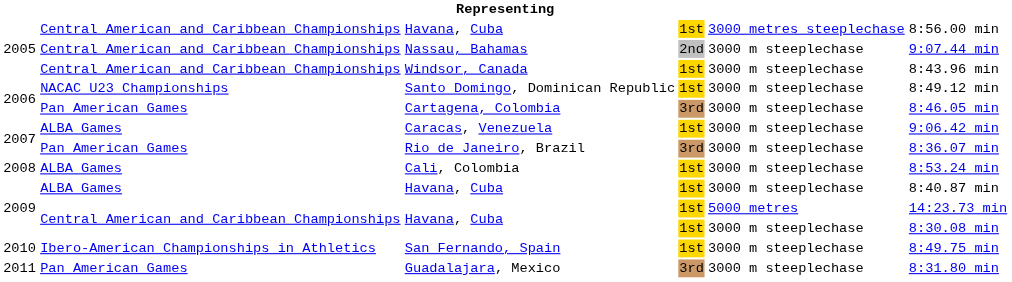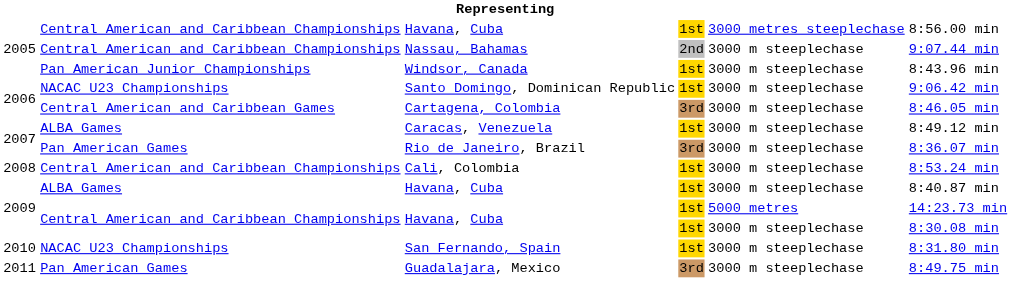(220, 69) Central American and Caribbean Championships -> (175, 69) Pan American Junior Championships
(954, 89) 8:49.12 min -> (954, 89) 9:06.42 min
(114, 109) Pan American Games -> (188, 109) Central American and Caribbean Games
(954, 129) 9:06.42 min -> (954, 129) 8:49.12 min
(81, 169) ALBA Games -> (220, 169) Central American and Caribbean Championships
(208, 248) Ibero-American Championships in Athletics -> (134, 248) NACAC U23 Championships
(954, 248) 8:49.75 min -> (954, 248) 8:31.80 min
(954, 268) 8:31.80 min -> (954, 268) 8:49.75 min
